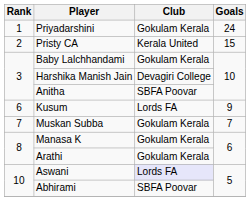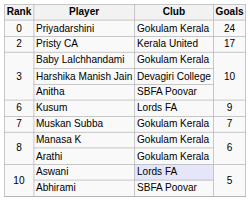(19, 28) 1 -> (19, 28) 0
(230, 44) 15 -> (230, 44) 17
